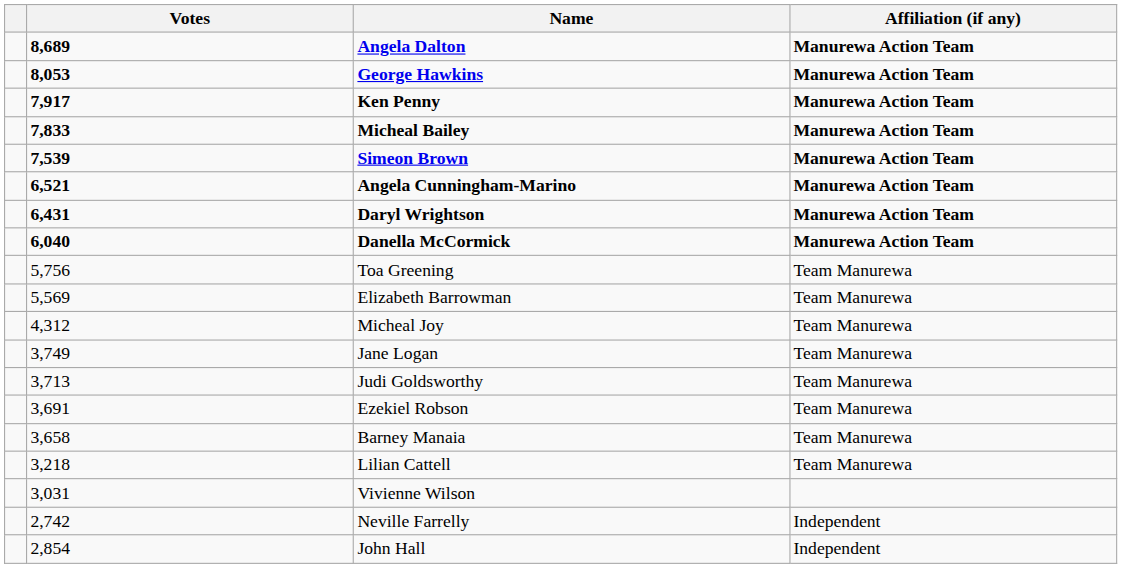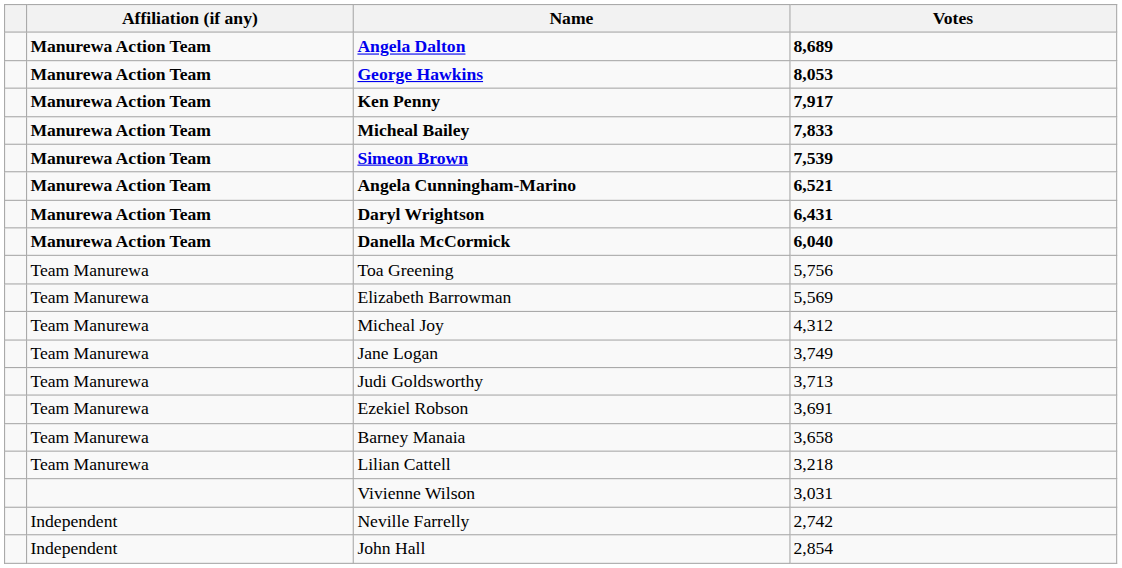columns swapped: (953, 18) <-> (190, 18)
